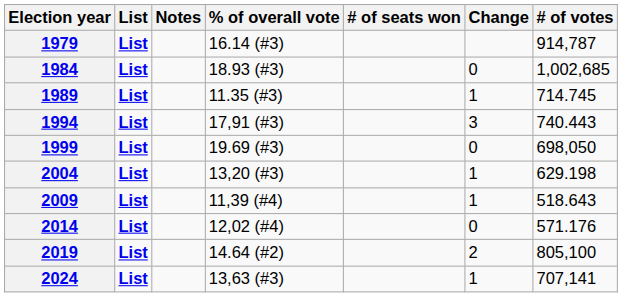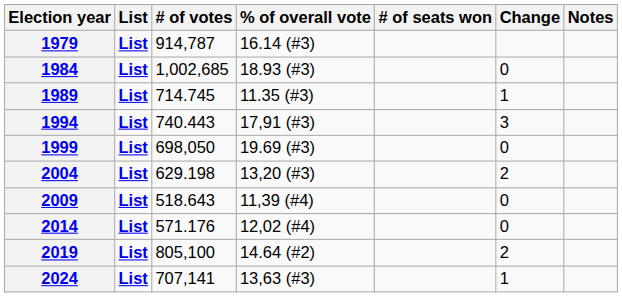columns swapped: (575, 17) <-> (178, 17)
(473, 174) 1 -> (504, 174) 2
(473, 200) 1 -> (504, 200) 0
